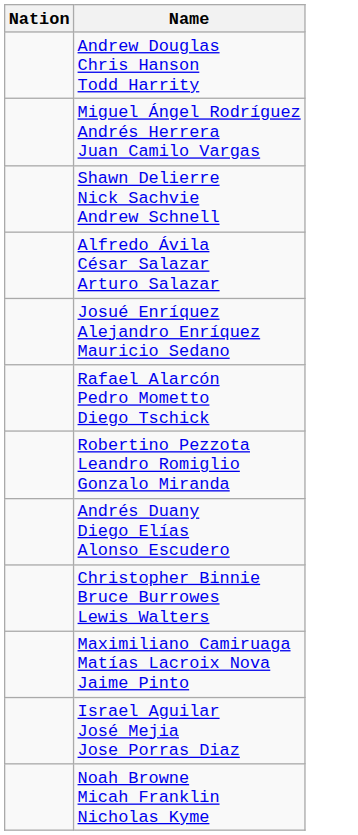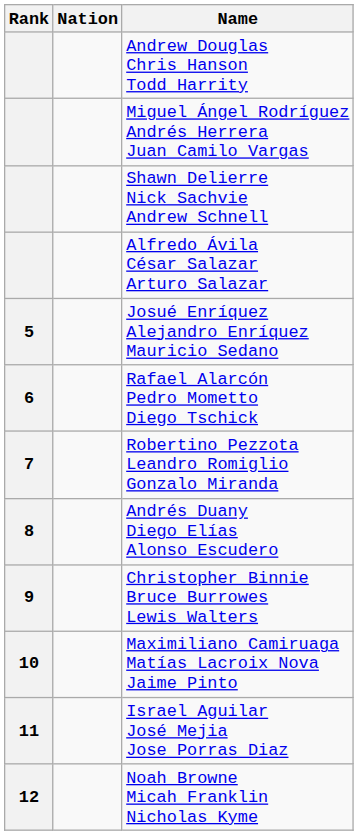+ column: (29, 18)
